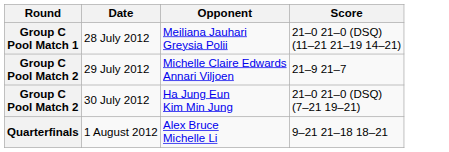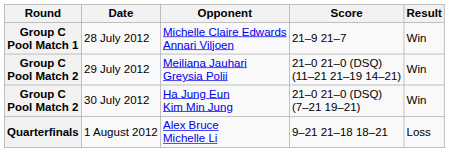+ column: (424, 13)
(205, 38) Meiliana Jauhari Greysia Polii -> (225, 38) Michelle Claire Edwards Annari Viljoen
(347, 38) 21–0 21–0 (DSQ) (11–21 21–19 14–21) -> (319, 38) 21–9 21–7
(225, 69) Michelle Claire Edwards Annari Viljoen -> (205, 69) Meiliana Jauhari Greysia Polii
(319, 69) 21–9 21–7 -> (347, 69) 21–0 21–0 (DSQ) (11–21 21–19 14–21)
